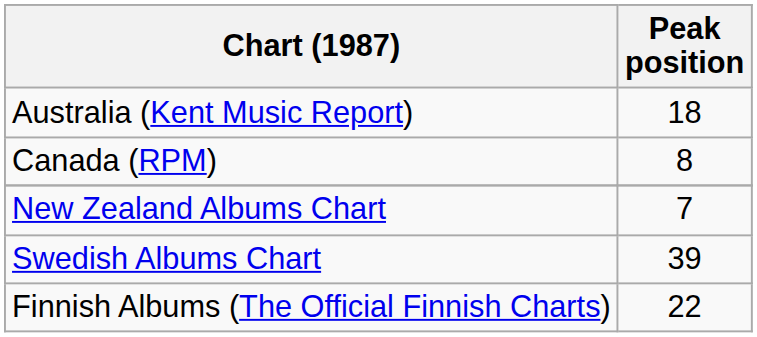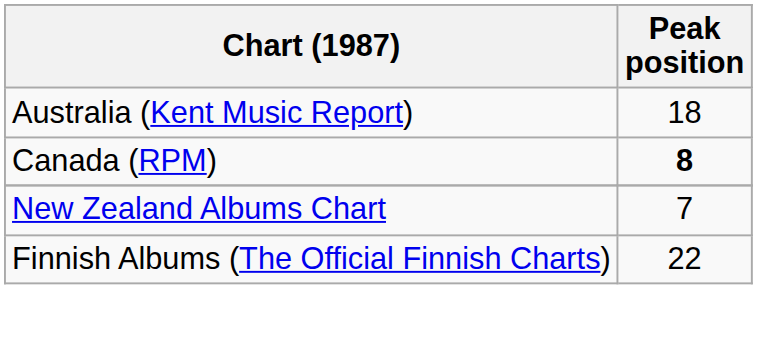(685, 160) normal -> (685, 160) bold
- row: (167, 258)
